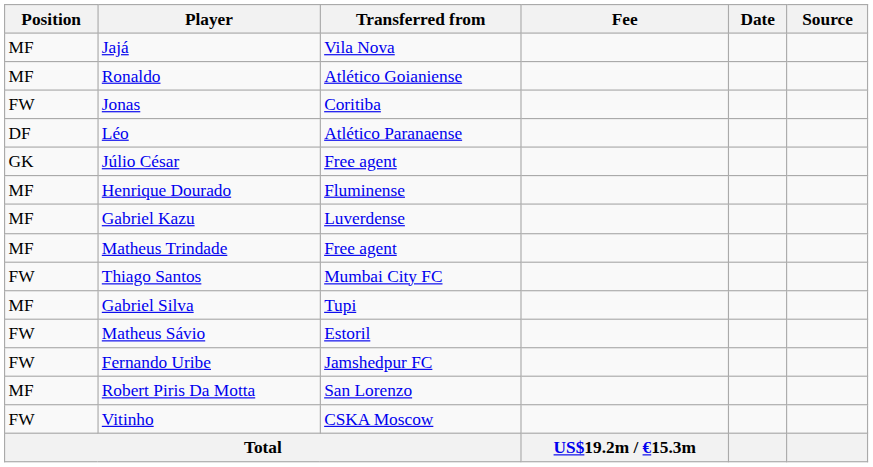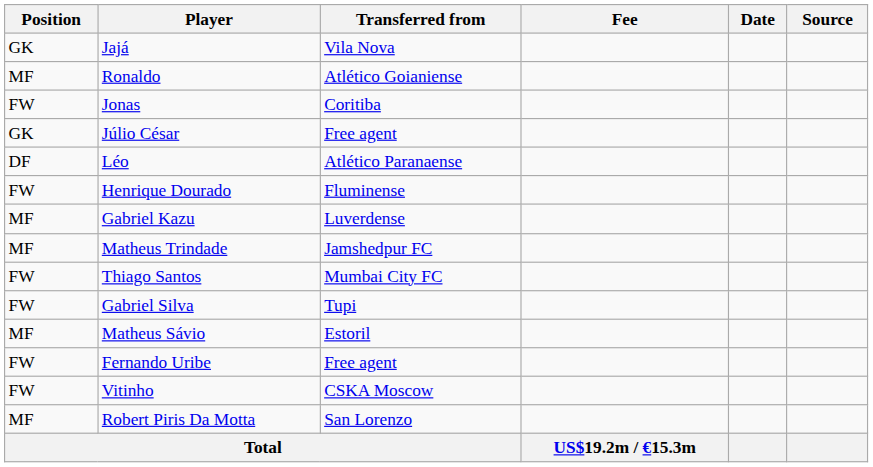(21, 47) MF -> (21, 47) GK
rows swapped: (115, 133) <-> (141, 161)
(21, 190) MF -> (22, 190) FW
(360, 247) Free agent -> (378, 247) Jamshedpur FC
(21, 304) MF -> (22, 304) FW
(22, 333) FW -> (21, 333) MF
(378, 361) Jamshedpur FC -> (360, 361) Free agent
rows swapped: (128, 418) <-> (179, 390)
